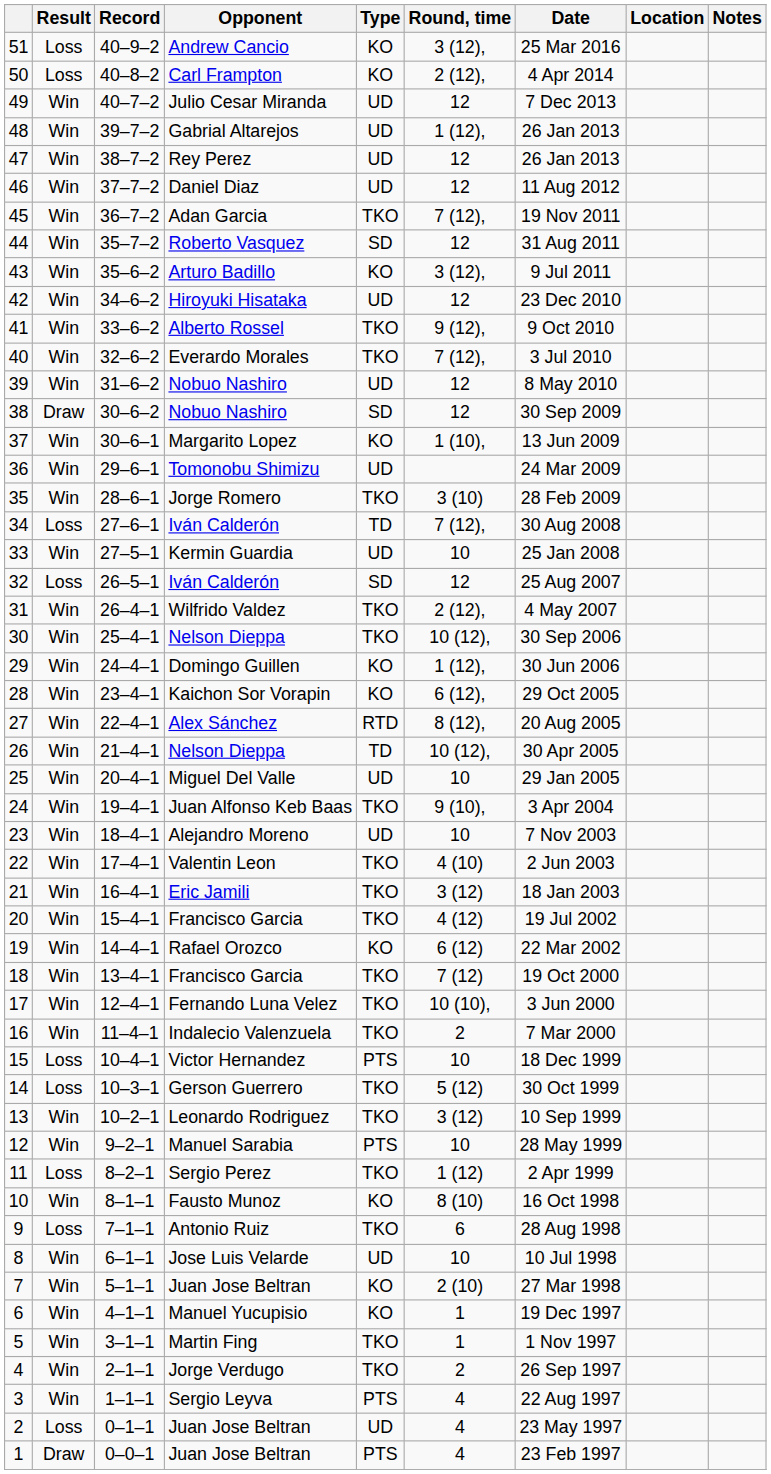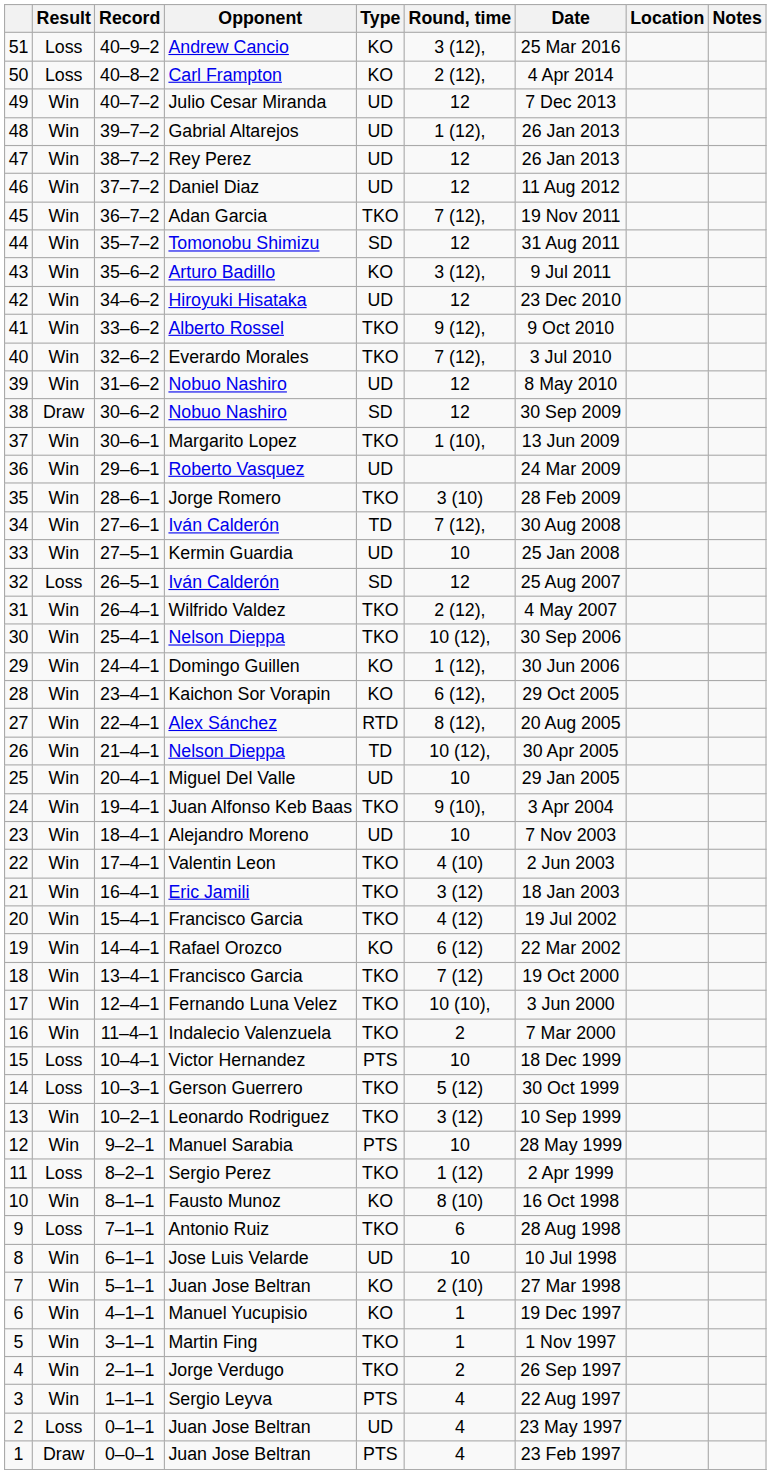(236, 243) Roberto Vasquez -> (244, 243) Tomonobu Shimizu
(380, 441) KO -> (380, 441) TKO
(244, 469) Tomonobu Shimizu -> (236, 469) Roberto Vasquez
(64, 525) Loss -> (64, 525) Win
